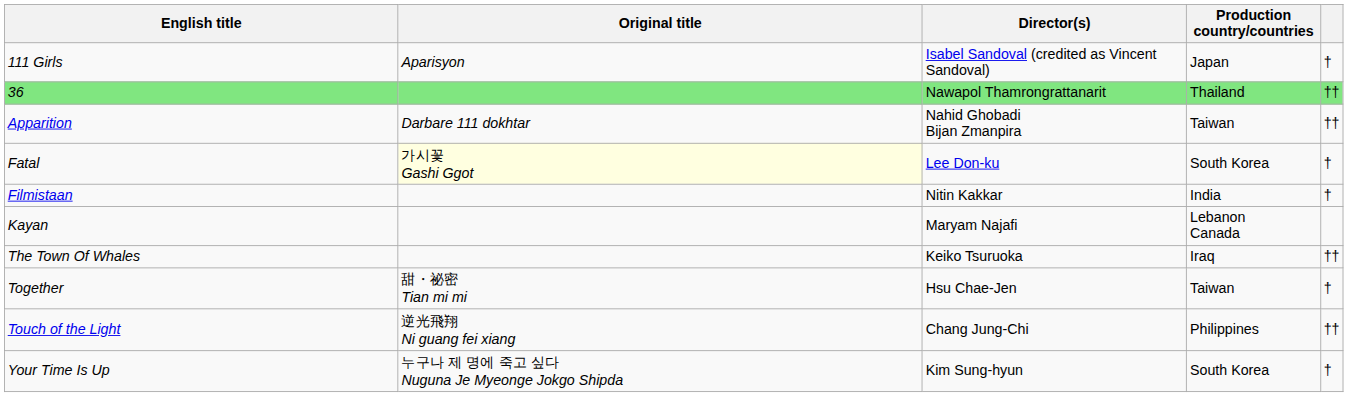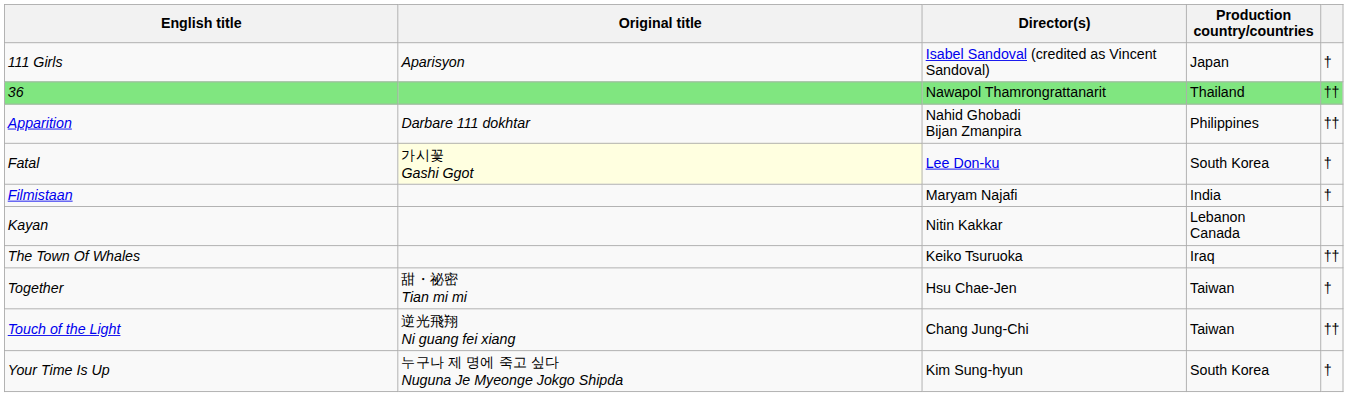(1212, 123) Taiwan -> (1224, 123) Philippines
(964, 195) Nitin Kakkar -> (972, 195) Maryam Najafi
(972, 226) Maryam Najafi -> (964, 226) Nitin Kakkar
(1224, 329) Philippines -> (1212, 329) Taiwan
